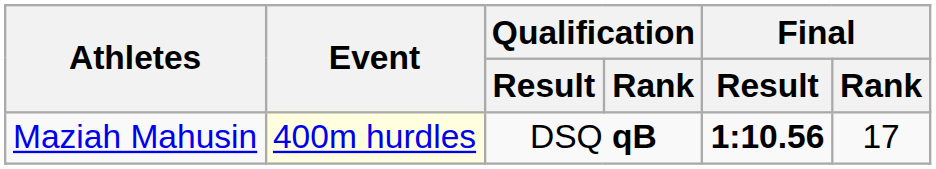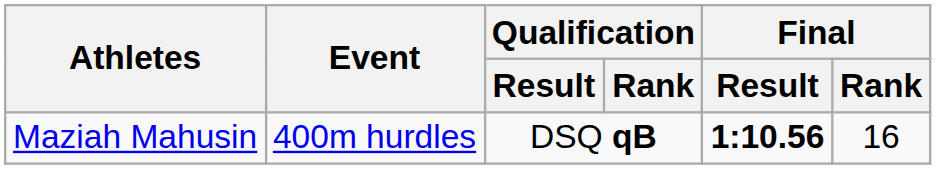(375, 138) lightyellow background -> (375, 138) no background
(881, 138) 17 -> (881, 138) 16
